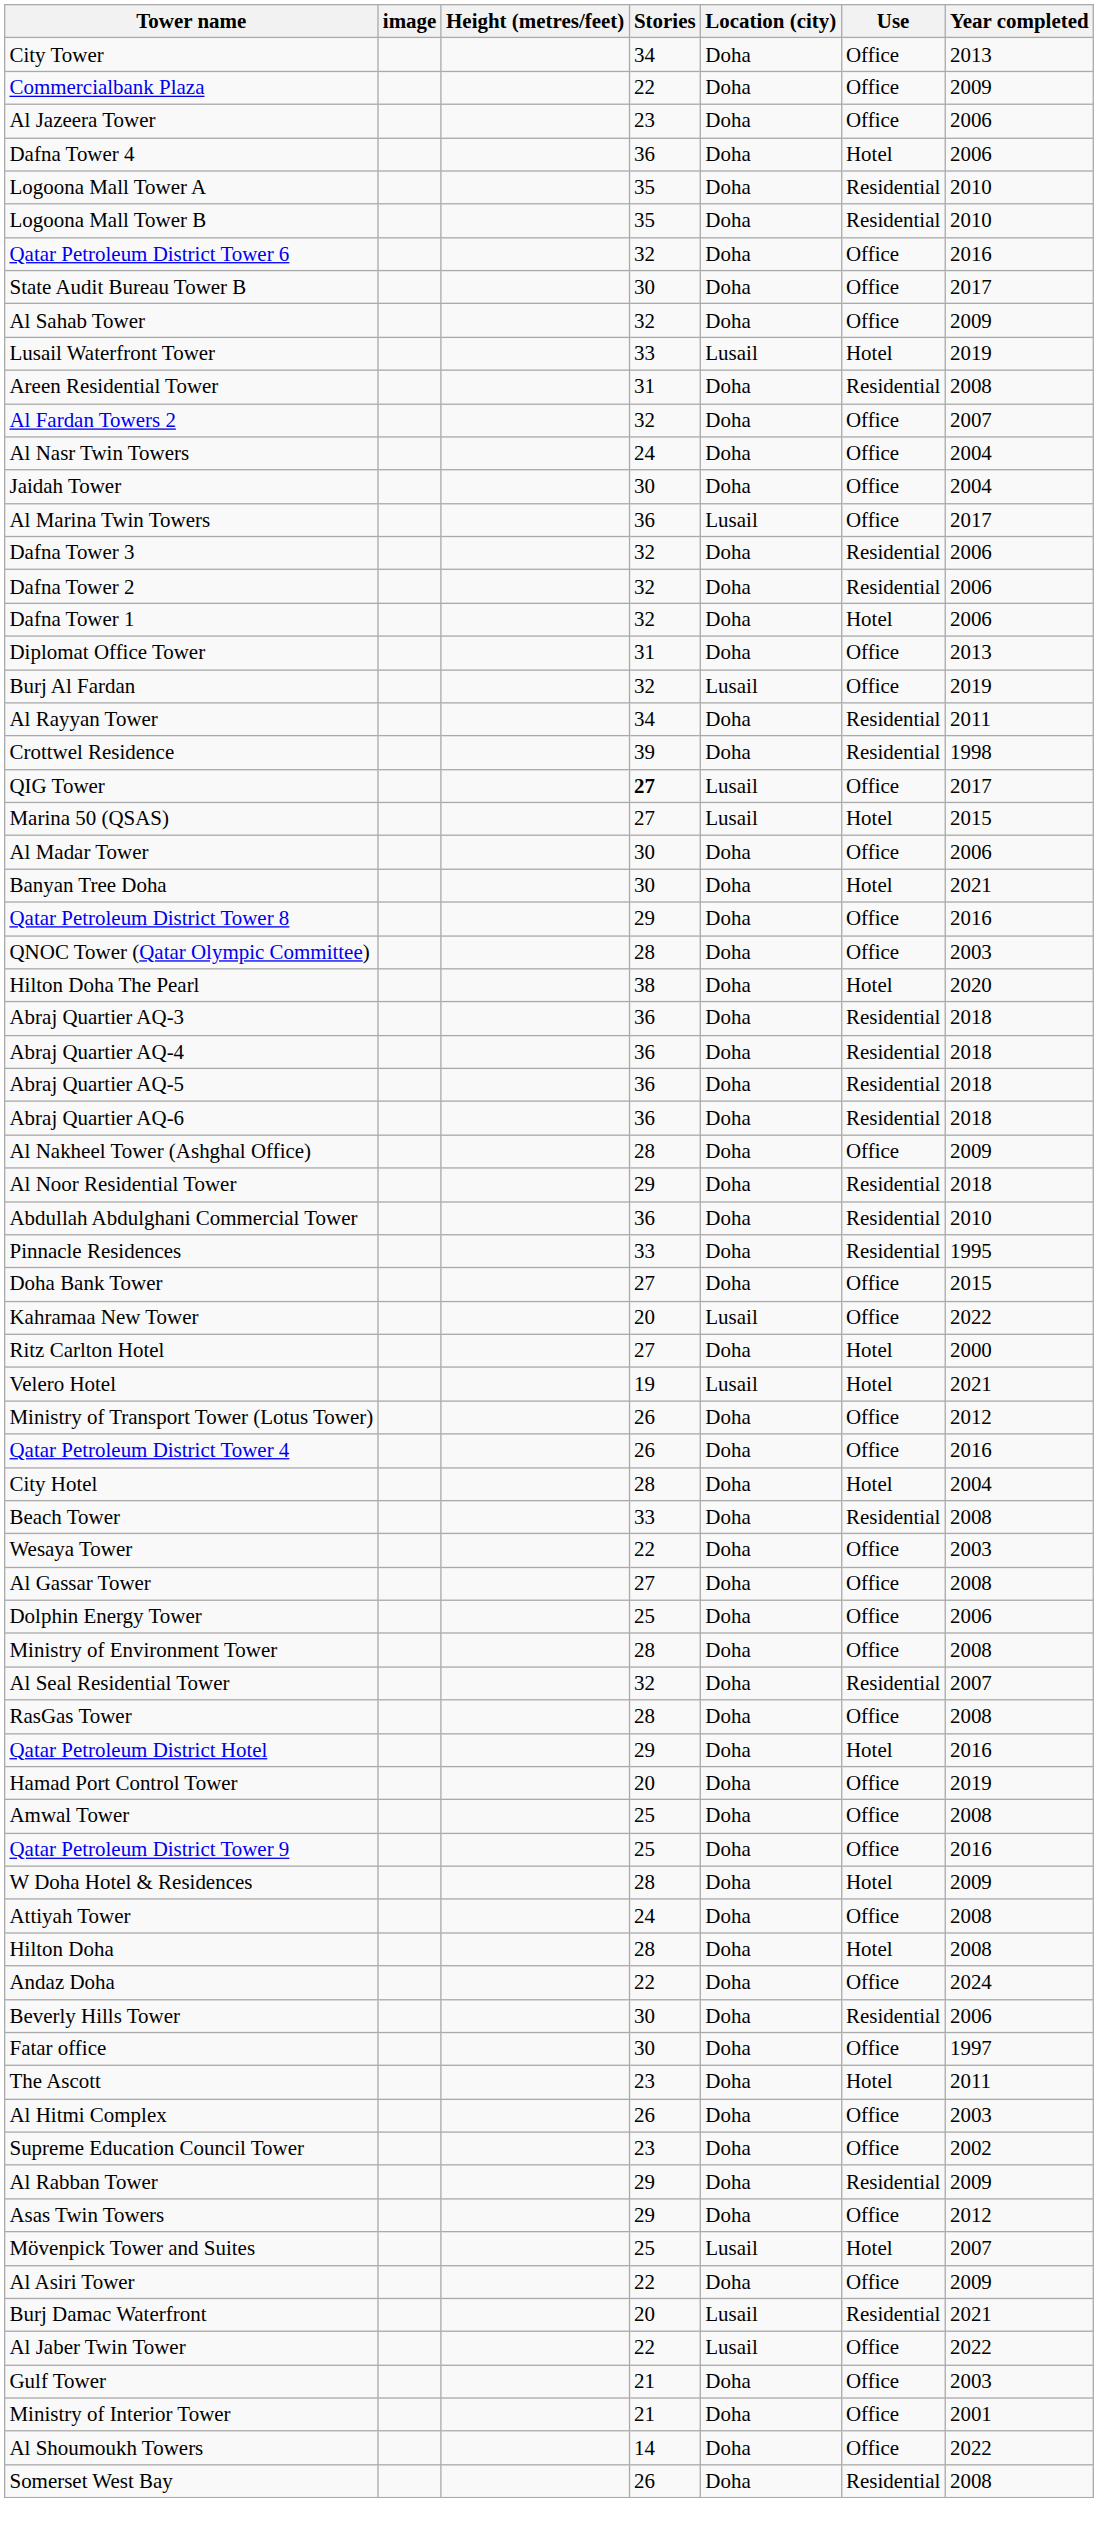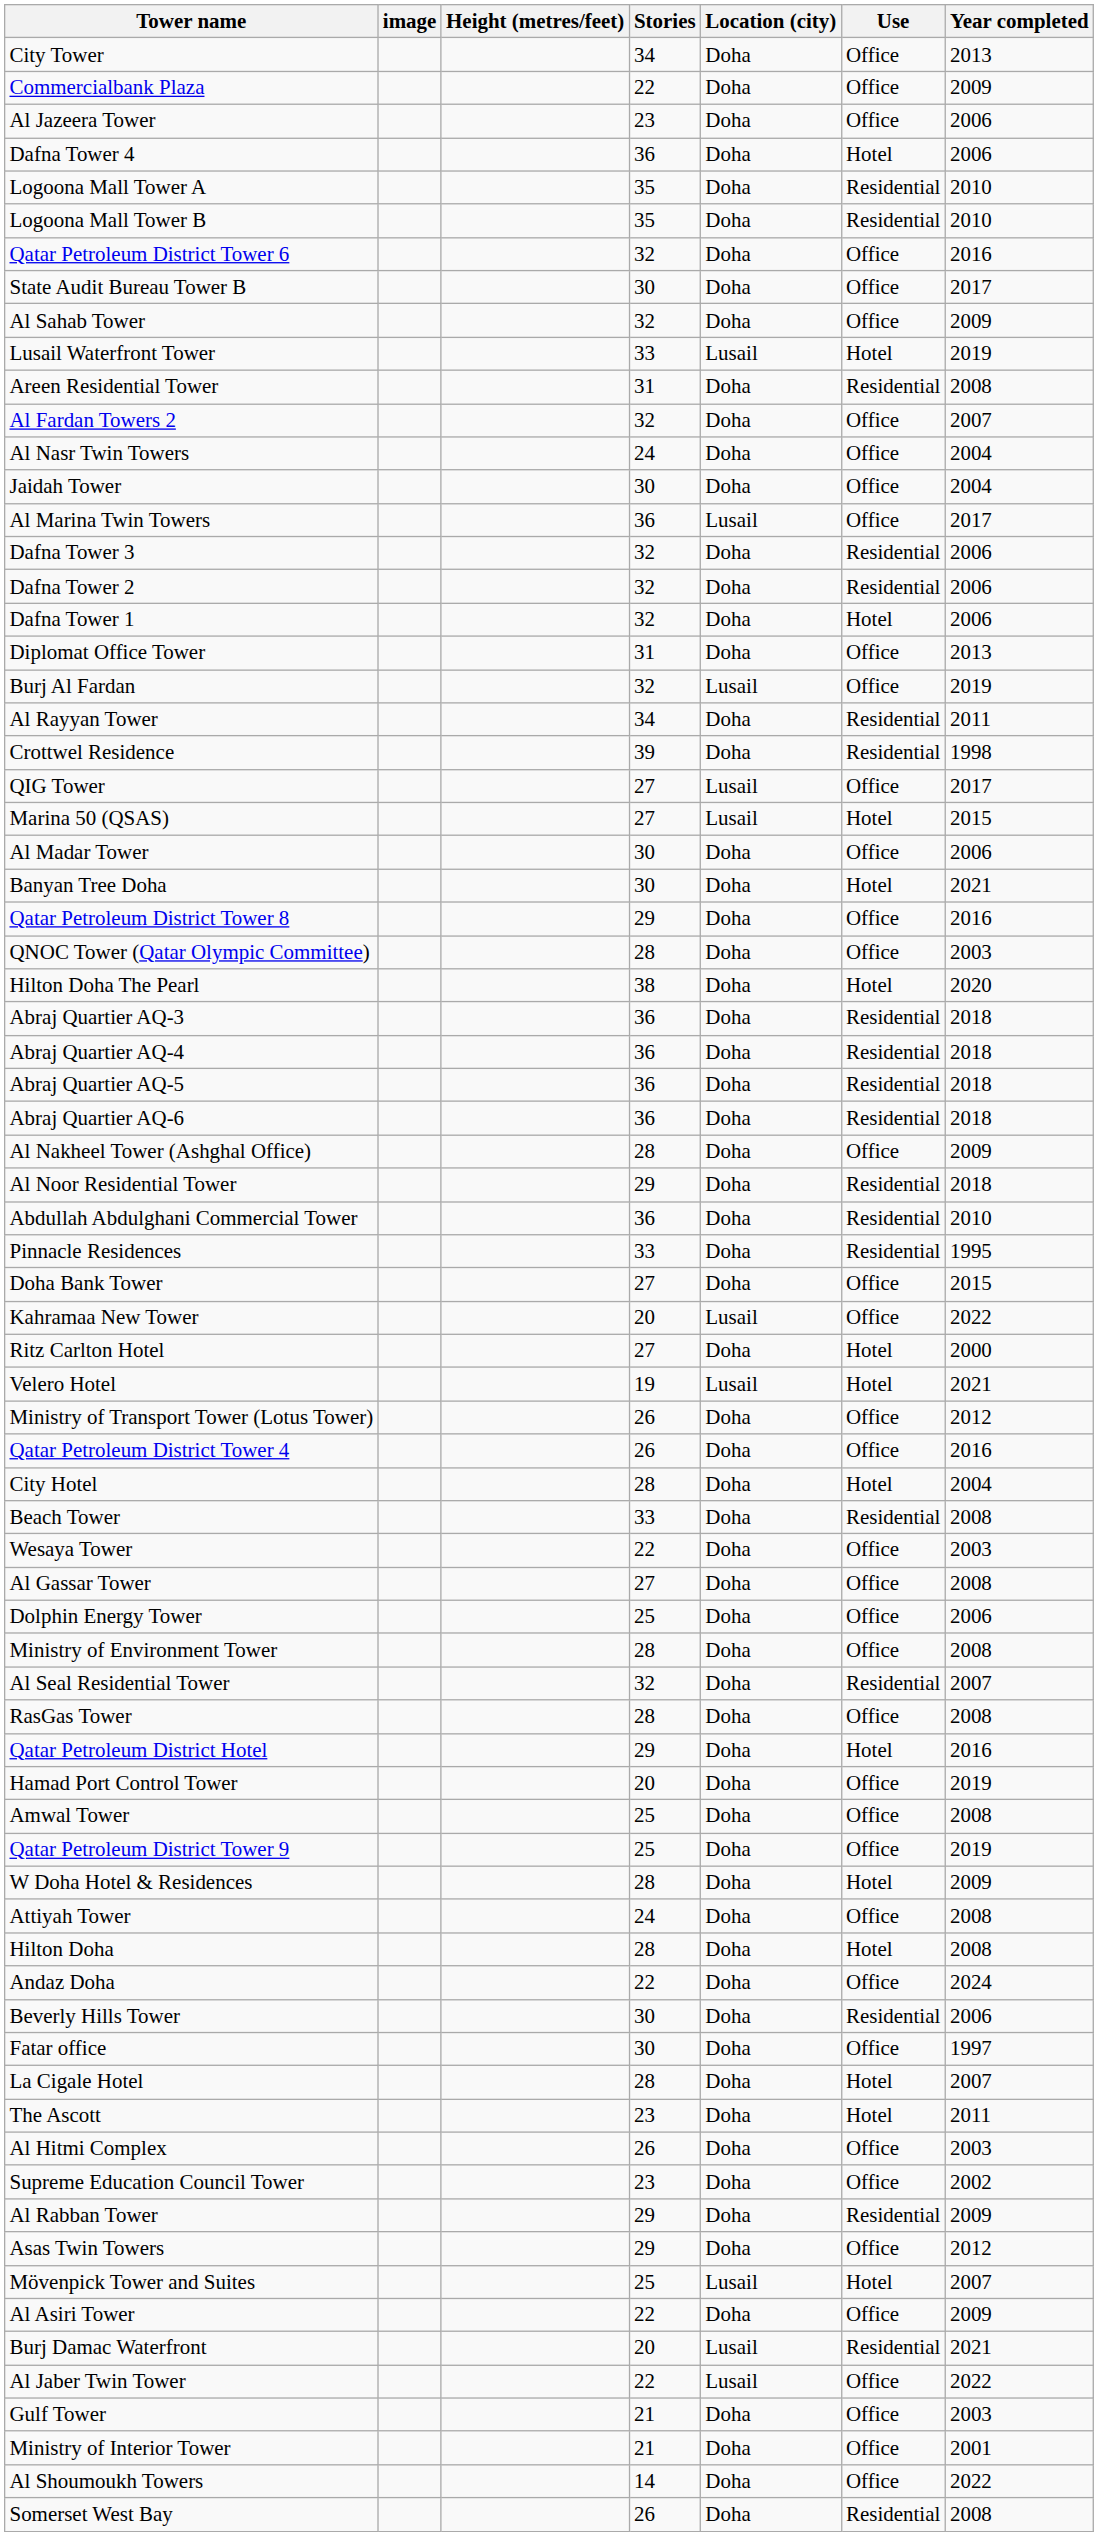(644, 785) bold -> (644, 785) normal
(971, 1849) 2016 -> (971, 1849) 2019
+ row: (76, 2082)
